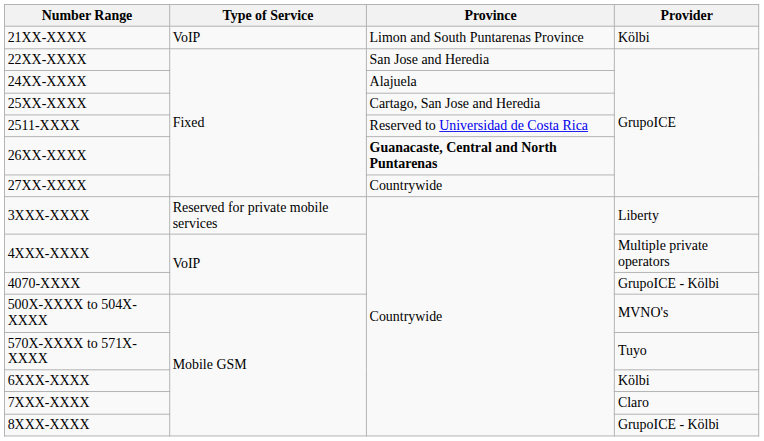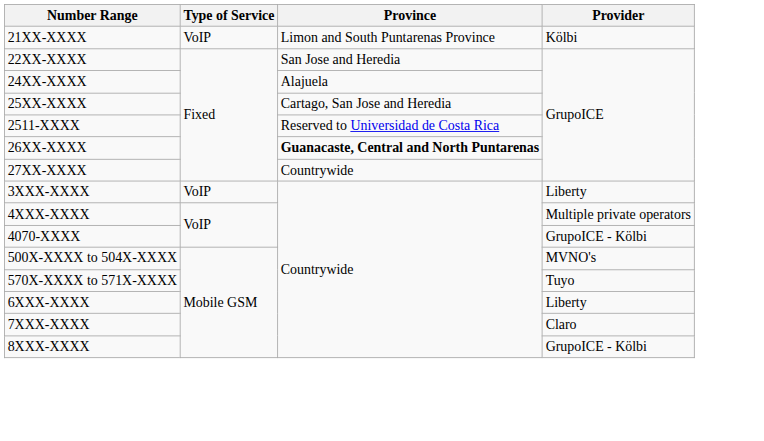(251, 215) Reserved for private mobile services -> (197, 192) VoIP
(634, 380) Kölbi -> (566, 302) Liberty
